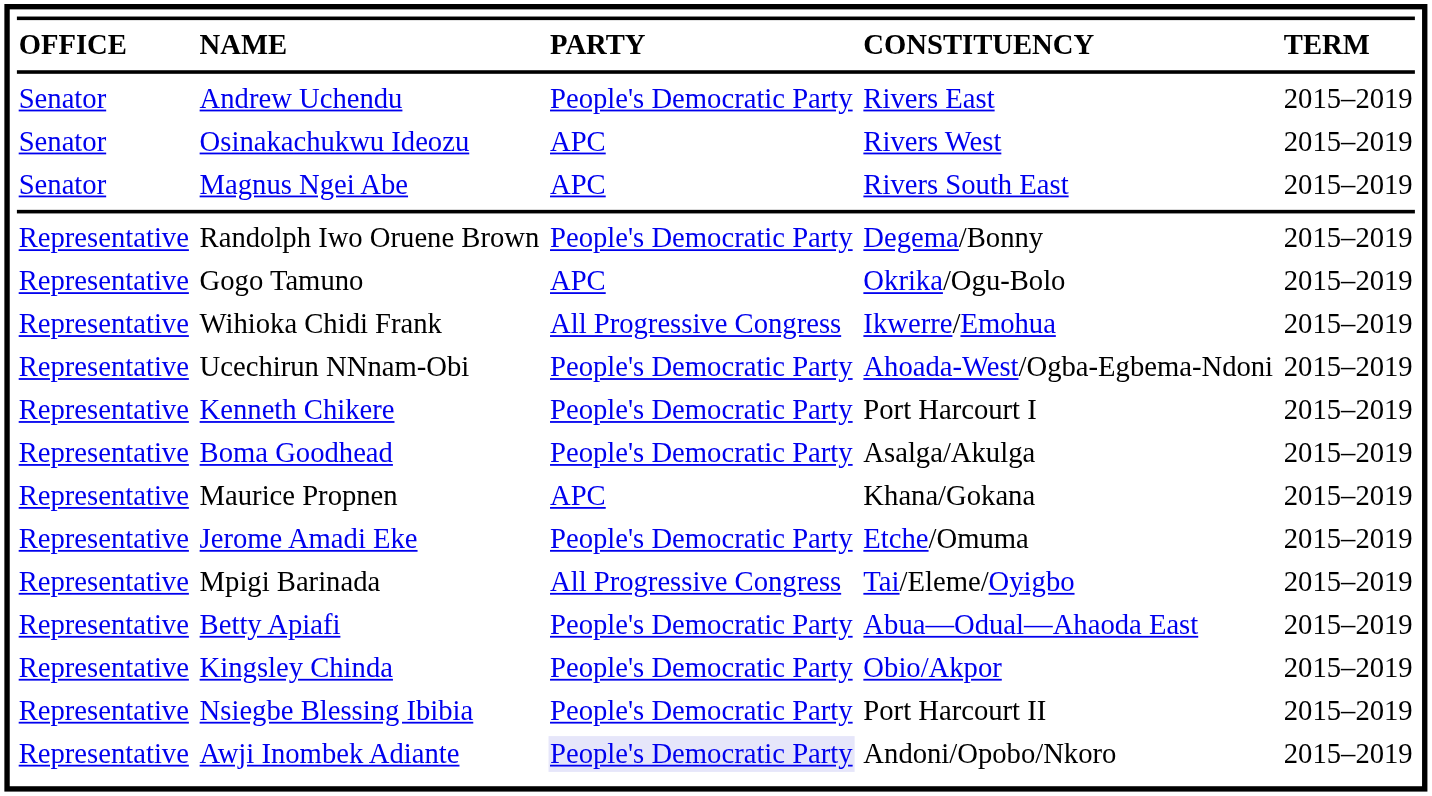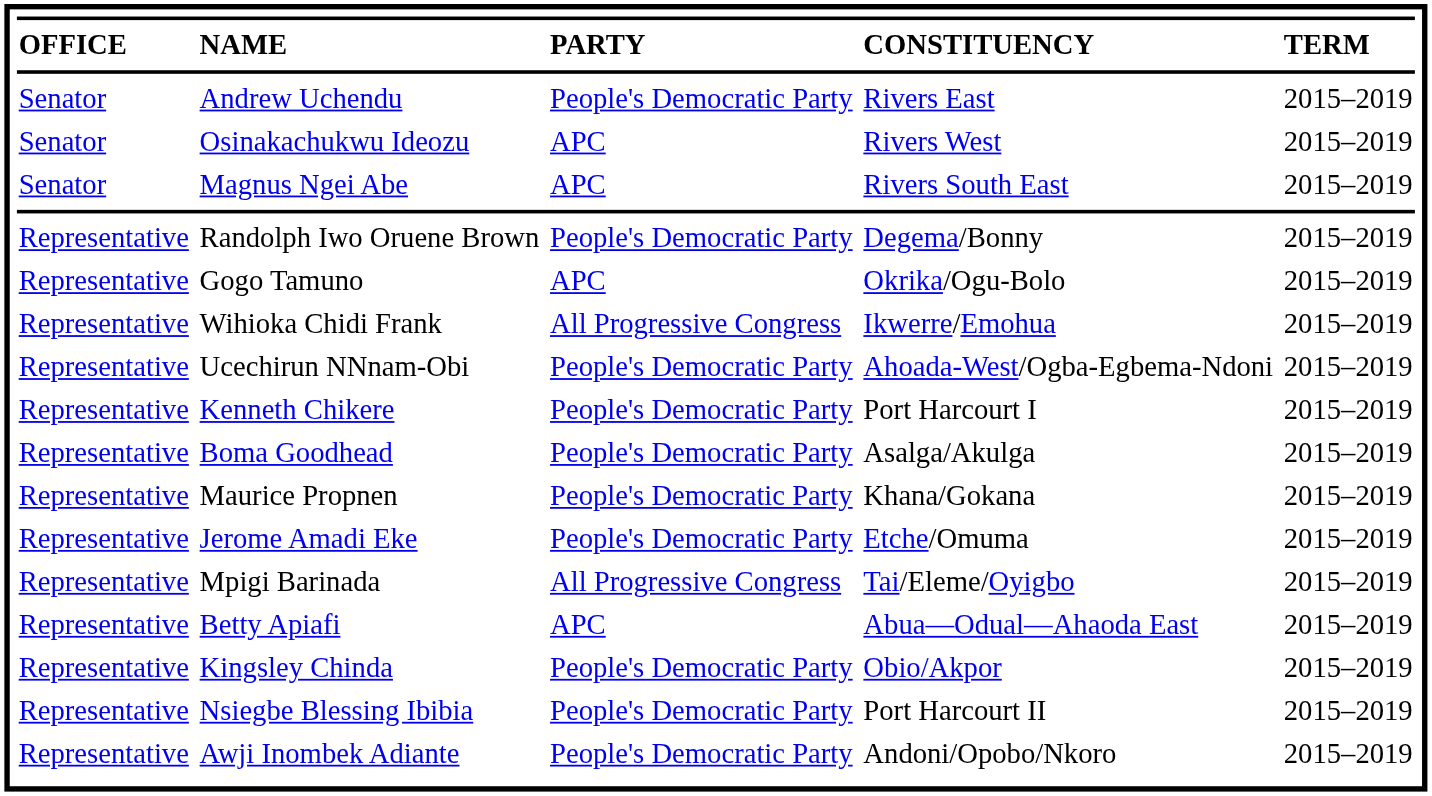(578, 495) APC -> (701, 495) People's Democratic Party
(701, 624) People's Democratic Party -> (578, 624) APC
(701, 753) lavender background -> (701, 753) no background
